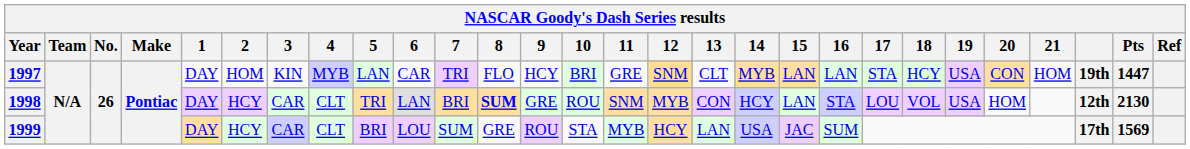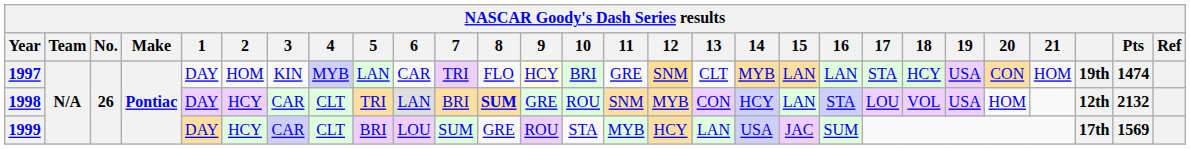(541, 74) no background -> (541, 74) lightyellow background
(1133, 74) 1447 -> (1133, 74) 1474
(1133, 101) 2130 -> (1133, 101) 2132
